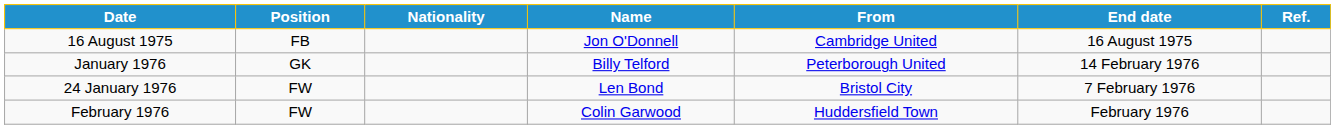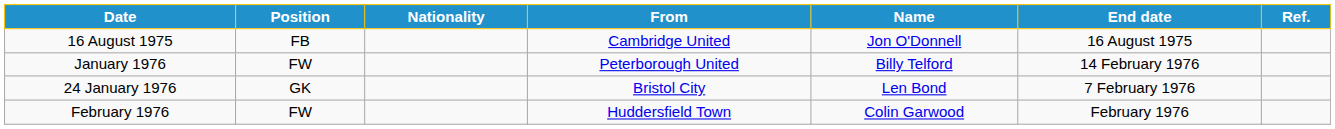columns swapped: (631, 17) <-> (876, 17)
(300, 65) GK -> (300, 65) FW
(300, 89) FW -> (300, 89) GK
